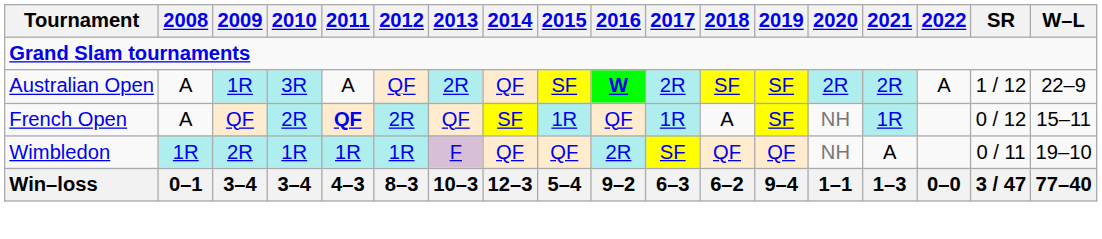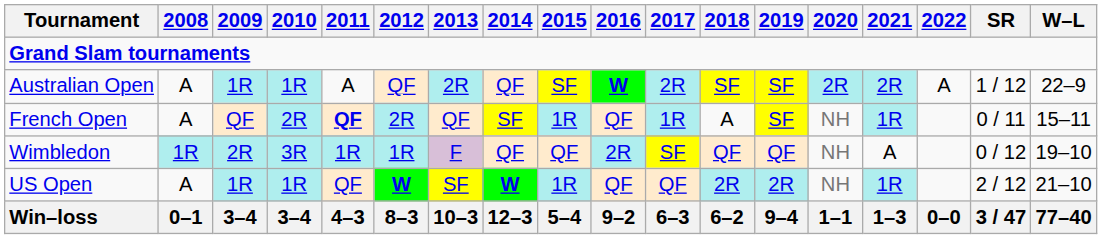(294, 85) 3R -> (294, 85) 1R
(1001, 118) 0 / 12 -> (1001, 118) 0 / 11
(294, 151) 1R -> (294, 151) 3R
(1001, 151) 0 / 11 -> (1001, 151) 0 / 12
+ row: (51, 184)
